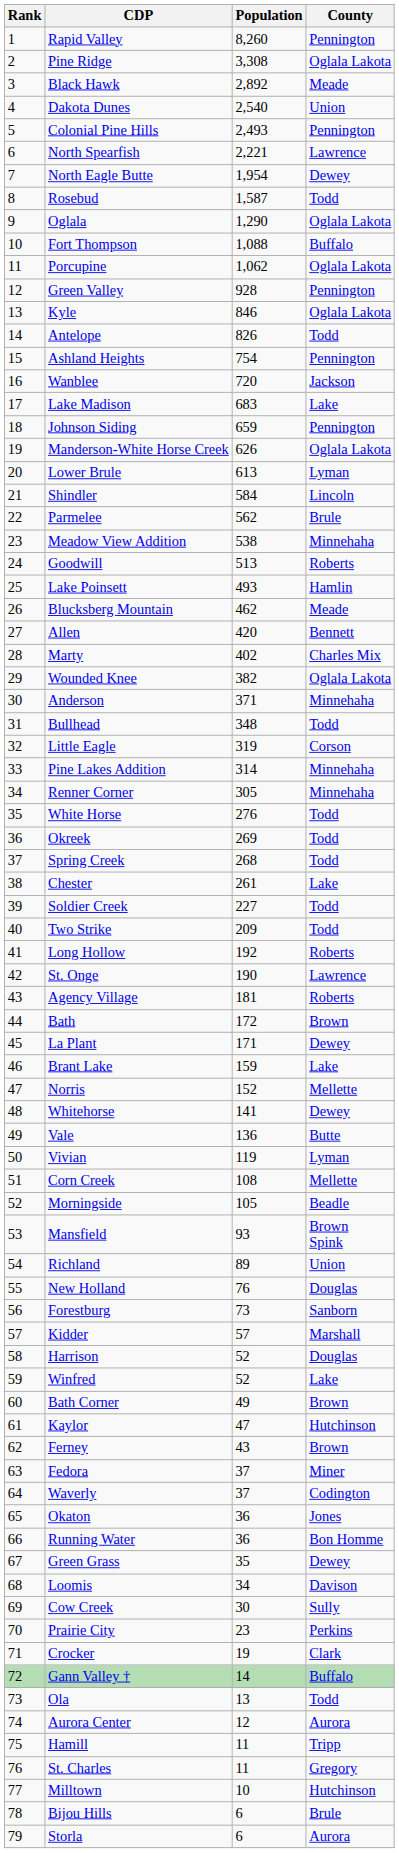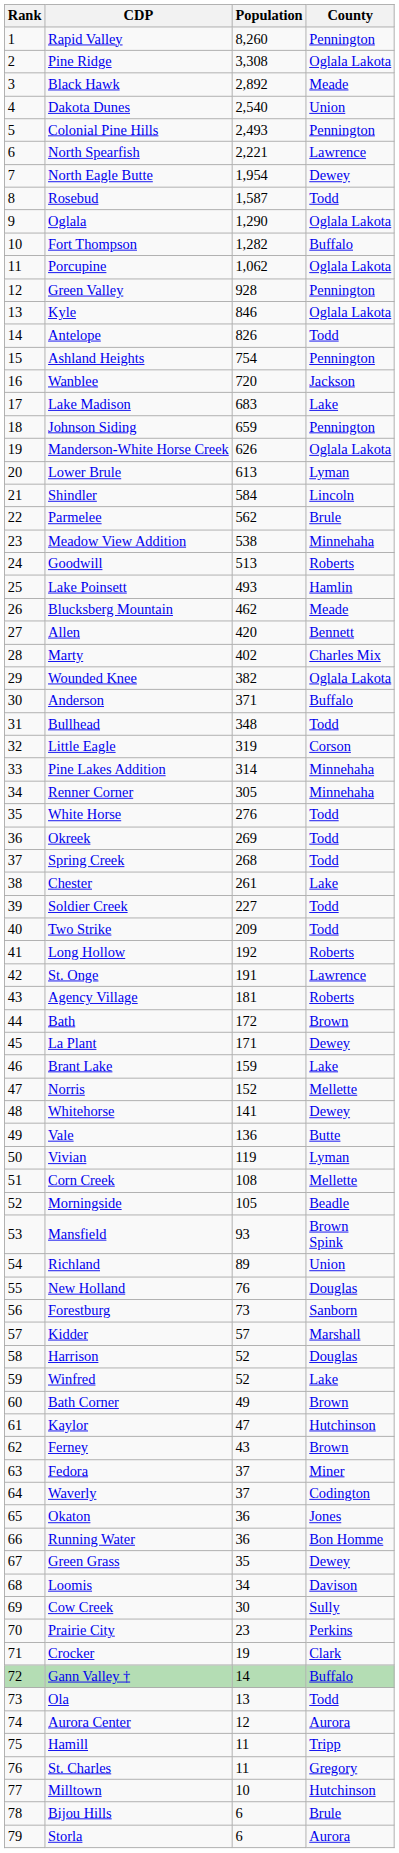(252, 244) 1,088 -> (252, 244) 1,282
(342, 701) Minnehaha -> (331, 701) Buffalo
(246, 975) 190 -> (246, 975) 191
